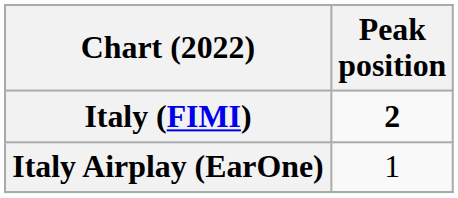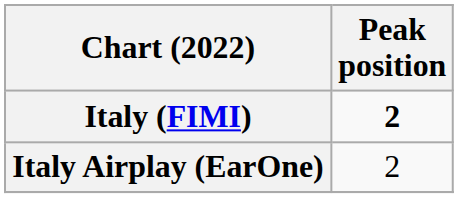(392, 166) 1 -> (392, 166) 2
